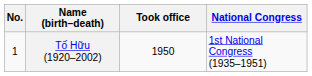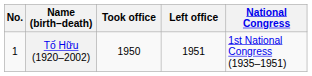+ column: (194, 18)
